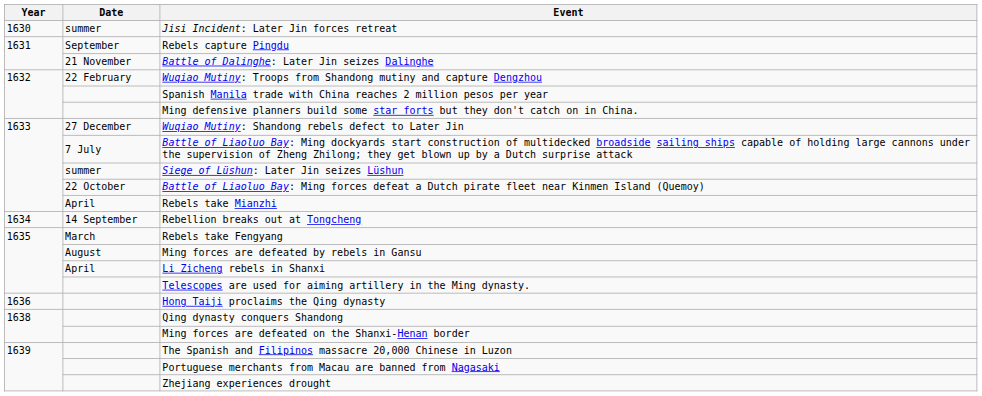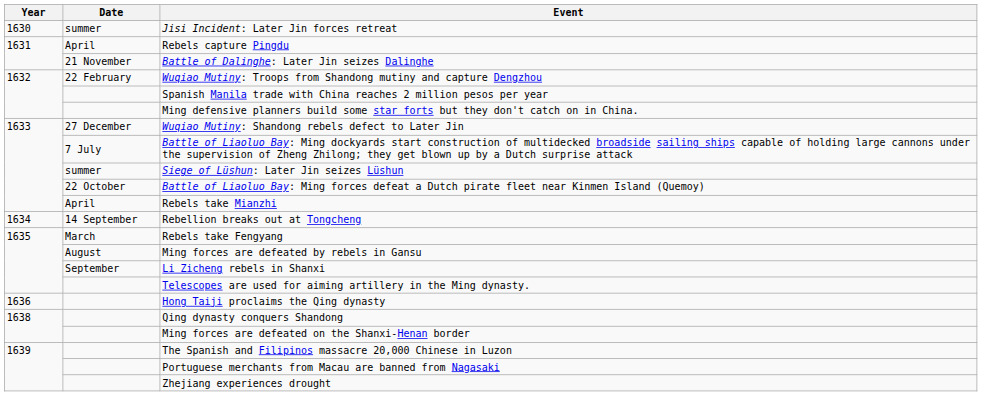(92, 45) September -> (80, 45) April
(80, 269) April -> (92, 269) September
